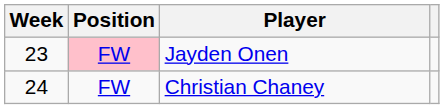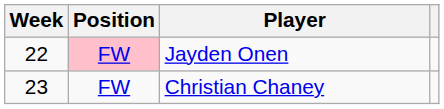(36, 53) 23 -> (36, 53) 22
(36, 86) 24 -> (36, 86) 23
